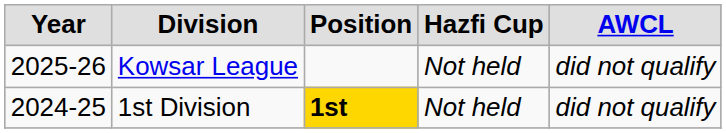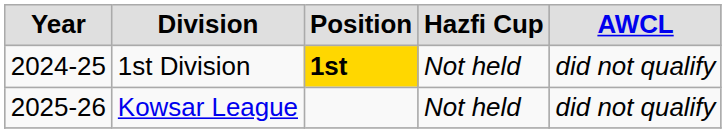rows swapped: (184, 107) <-> (208, 66)
